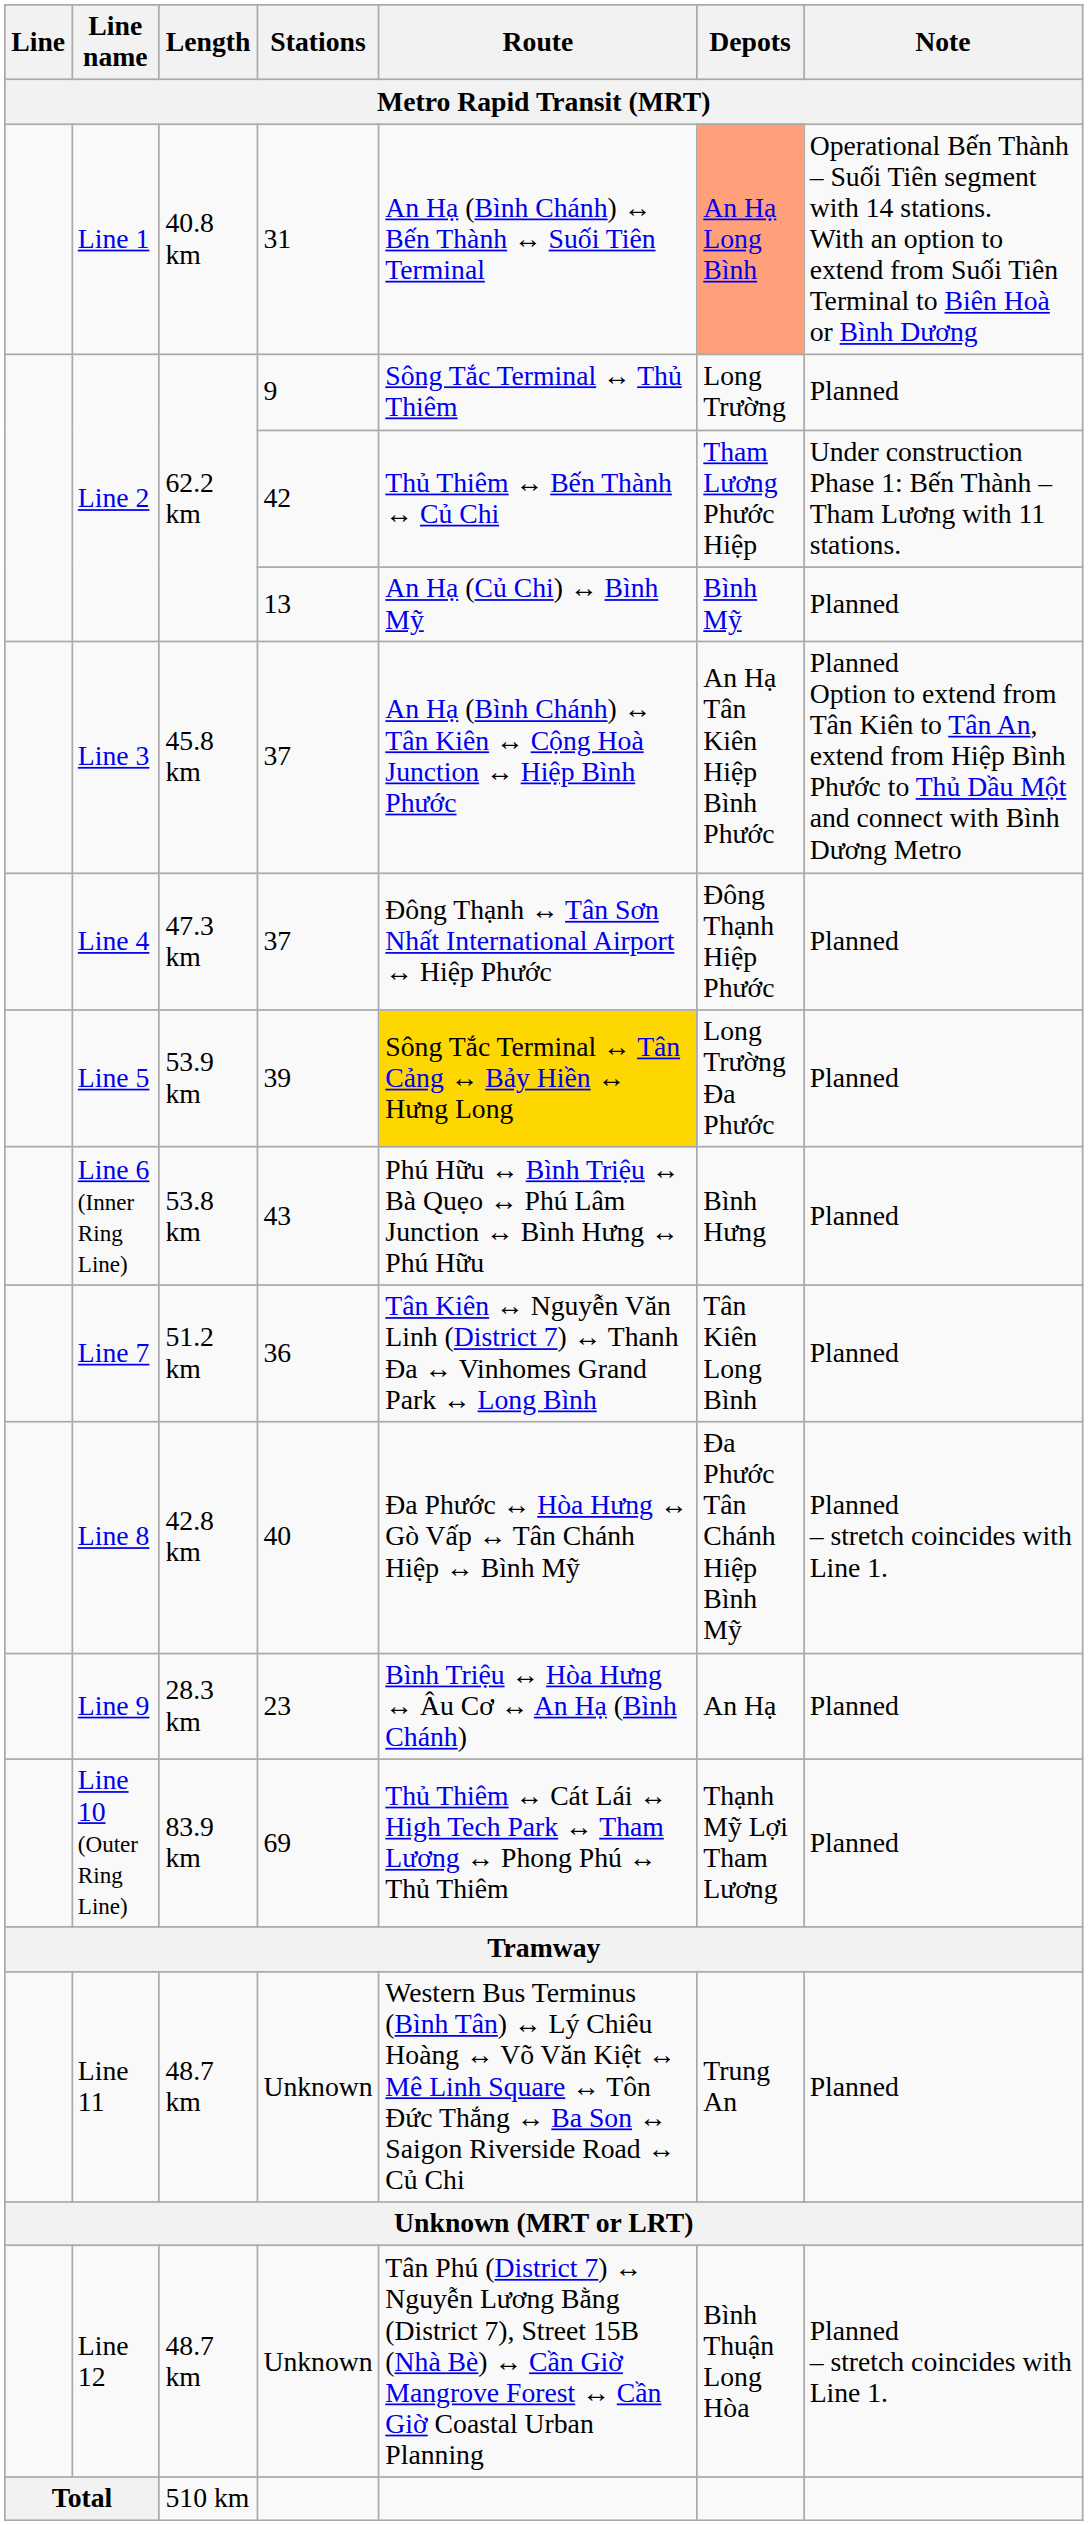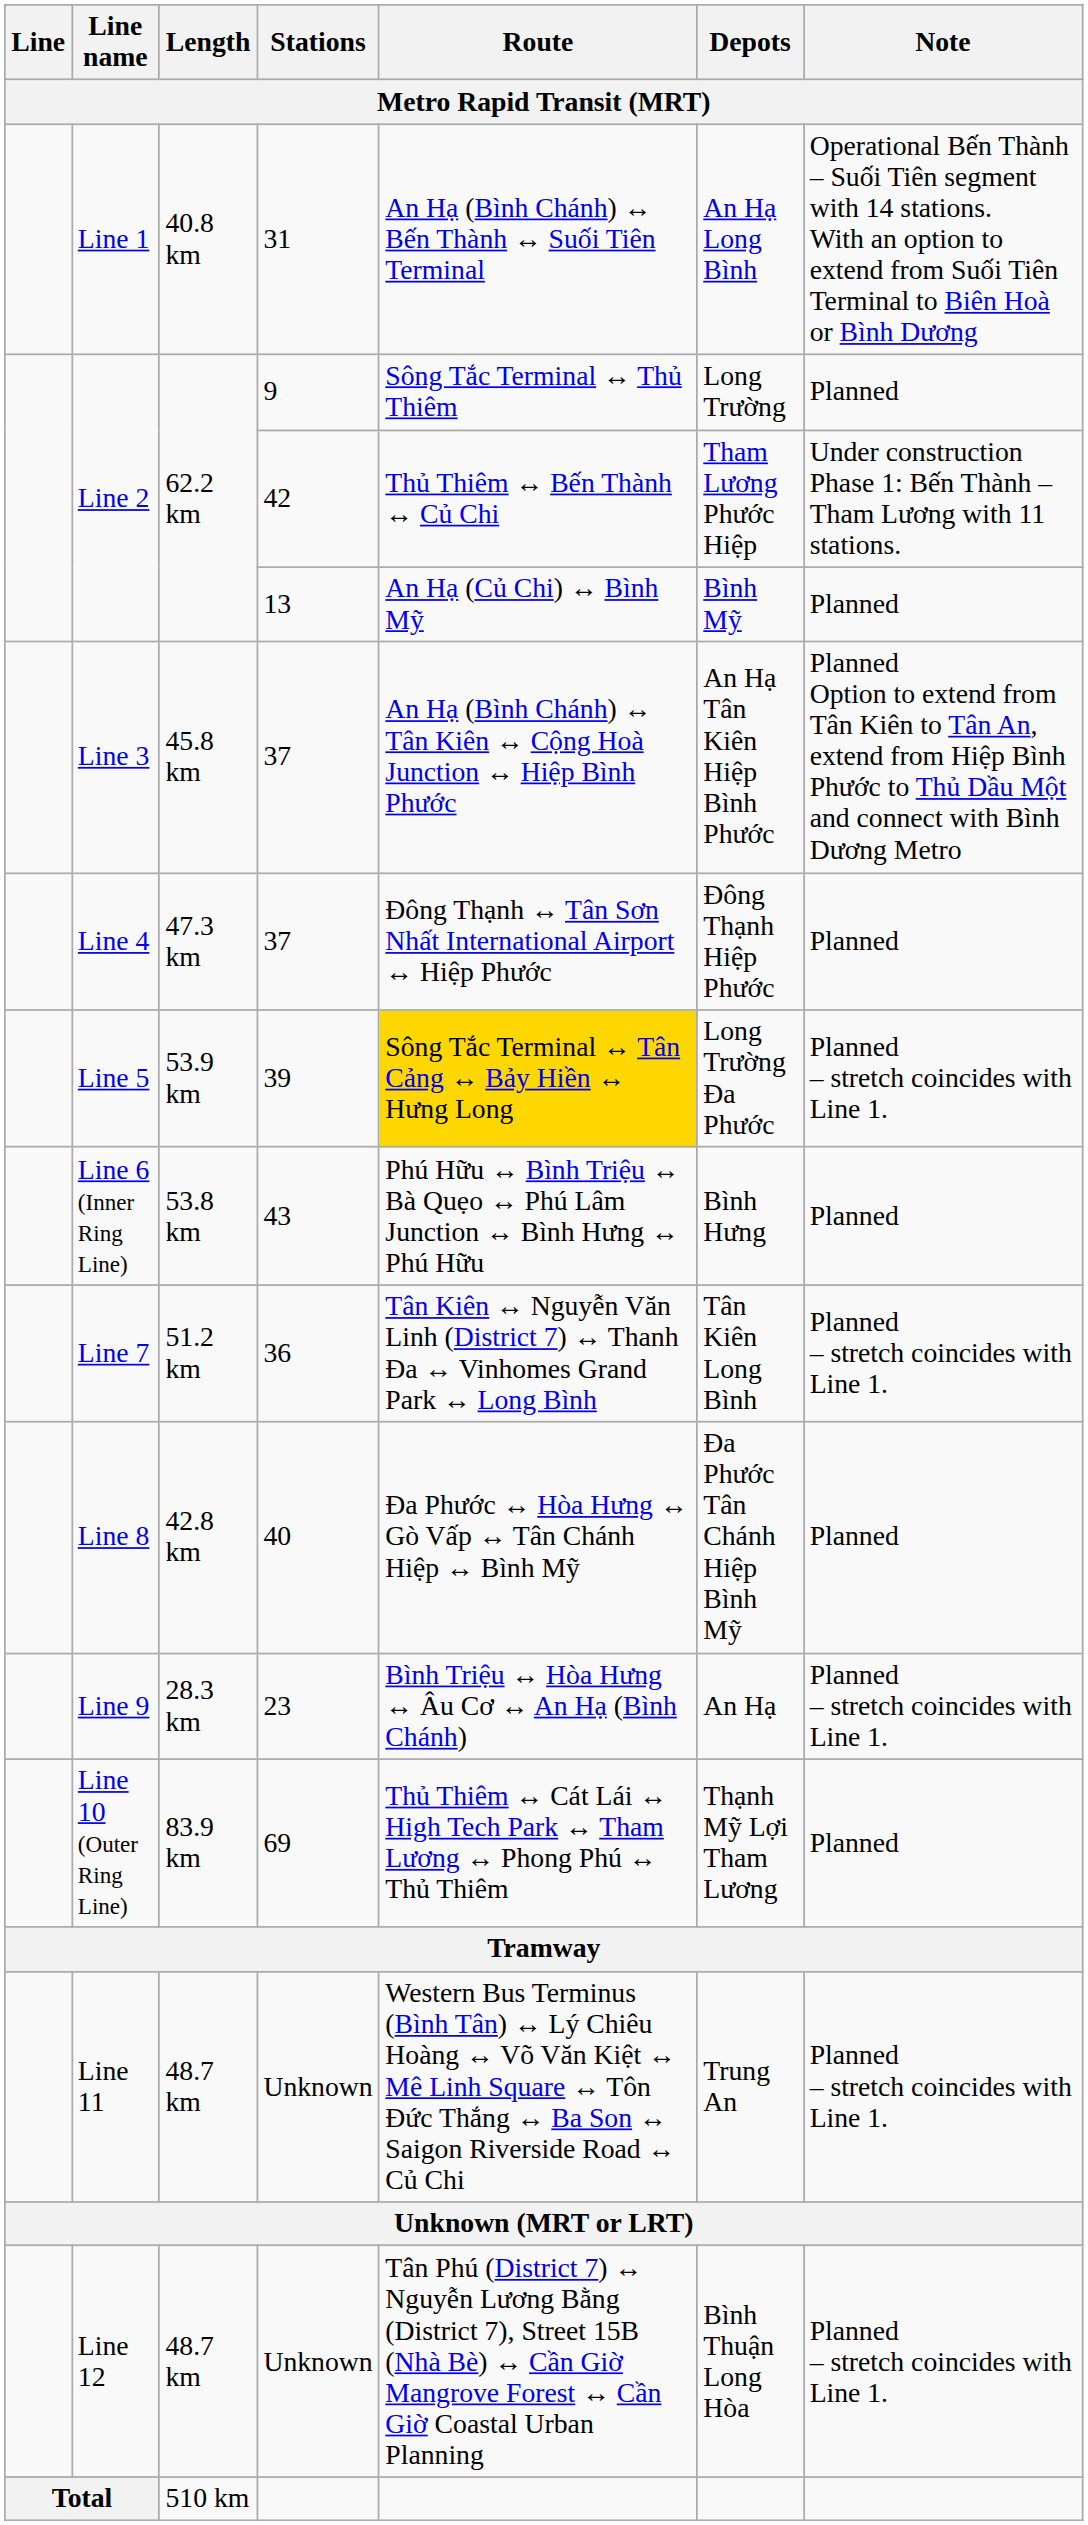(740, 238) lightsalmon background -> (740, 238) no background
(854, 1078) Planned -> (941, 1078) Planned – stretch coincides with Line 1.
(854, 1352) Planned -> (941, 1352) Planned – stretch coincides with Line 1.
(941, 1536) Planned – stretch coincides with Line 1. -> (854, 1536) Planned
(854, 1705) Planned -> (941, 1705) Planned – stretch coincides with Line 1.
(854, 2086) Planned -> (941, 2086) Planned – stretch coincides with Line 1.
